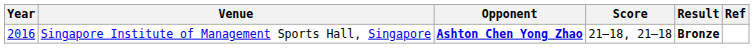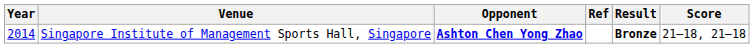columns swapped: (630, 14) <-> (735, 14)
(21, 33) 2016 -> (21, 33) 2014
